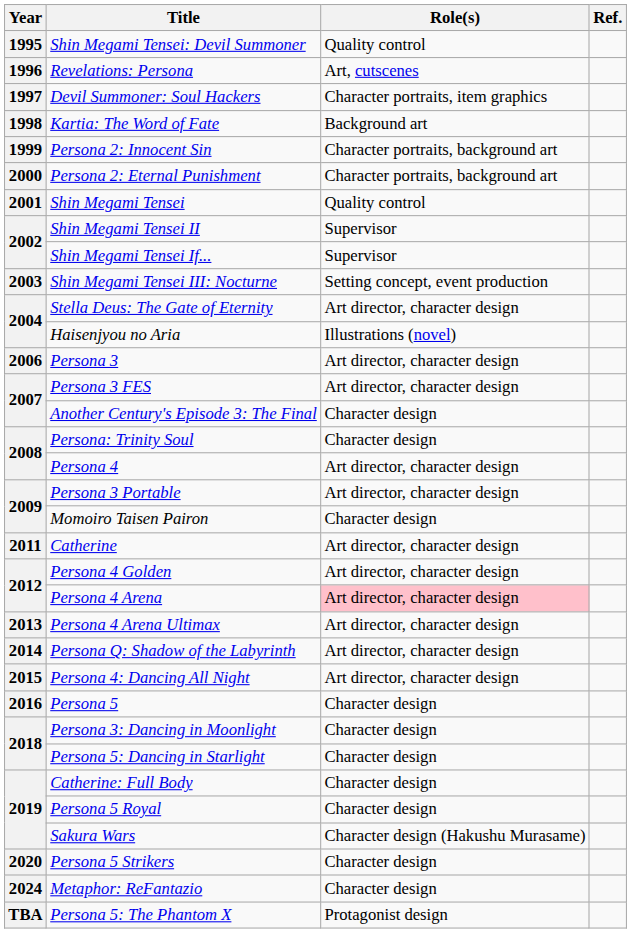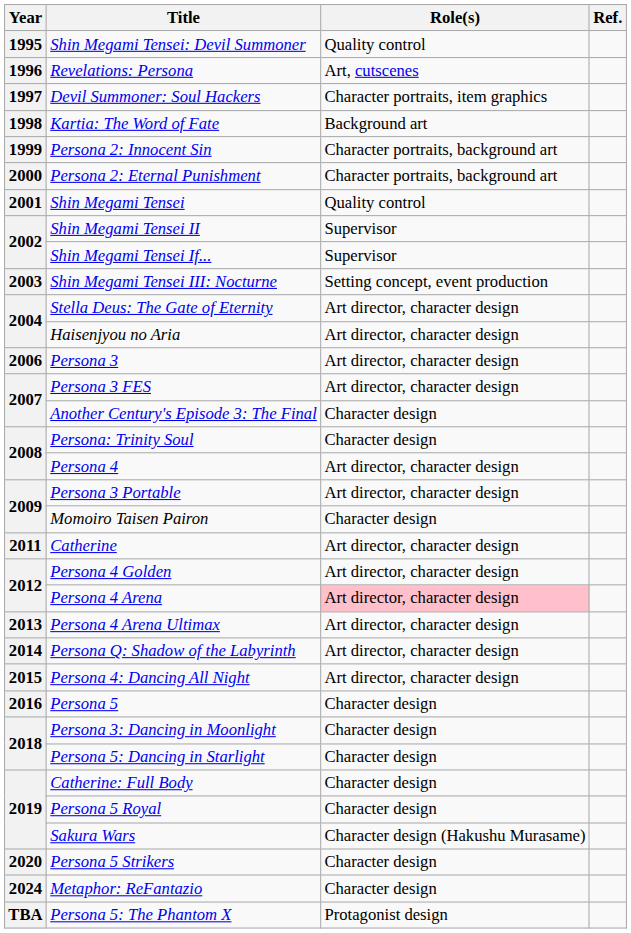(390, 334) Illustrations (novel) -> (422, 334) Art director, character design
